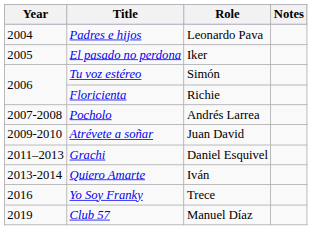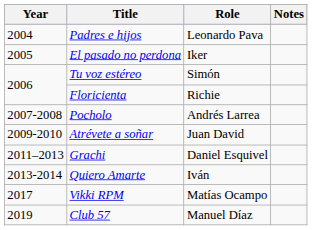- row: (106, 194)
+ row: (97, 194)
